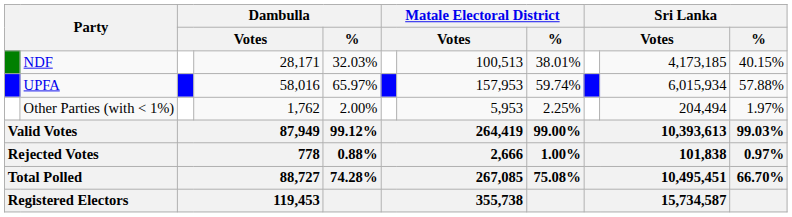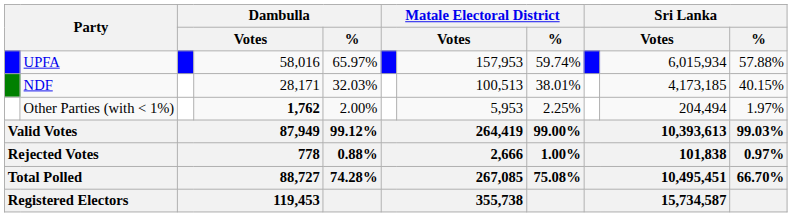rows swapped: (42, 85) <-> (38, 62)
(303, 108) normal -> (303, 108) bold
